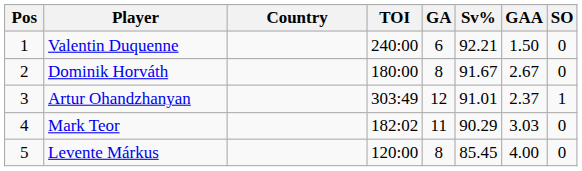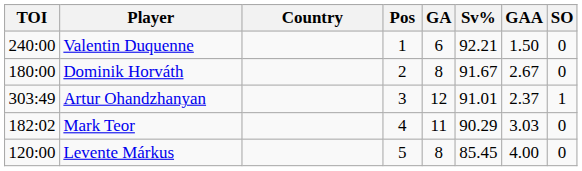columns swapped: (24, 17) <-> (395, 17)
